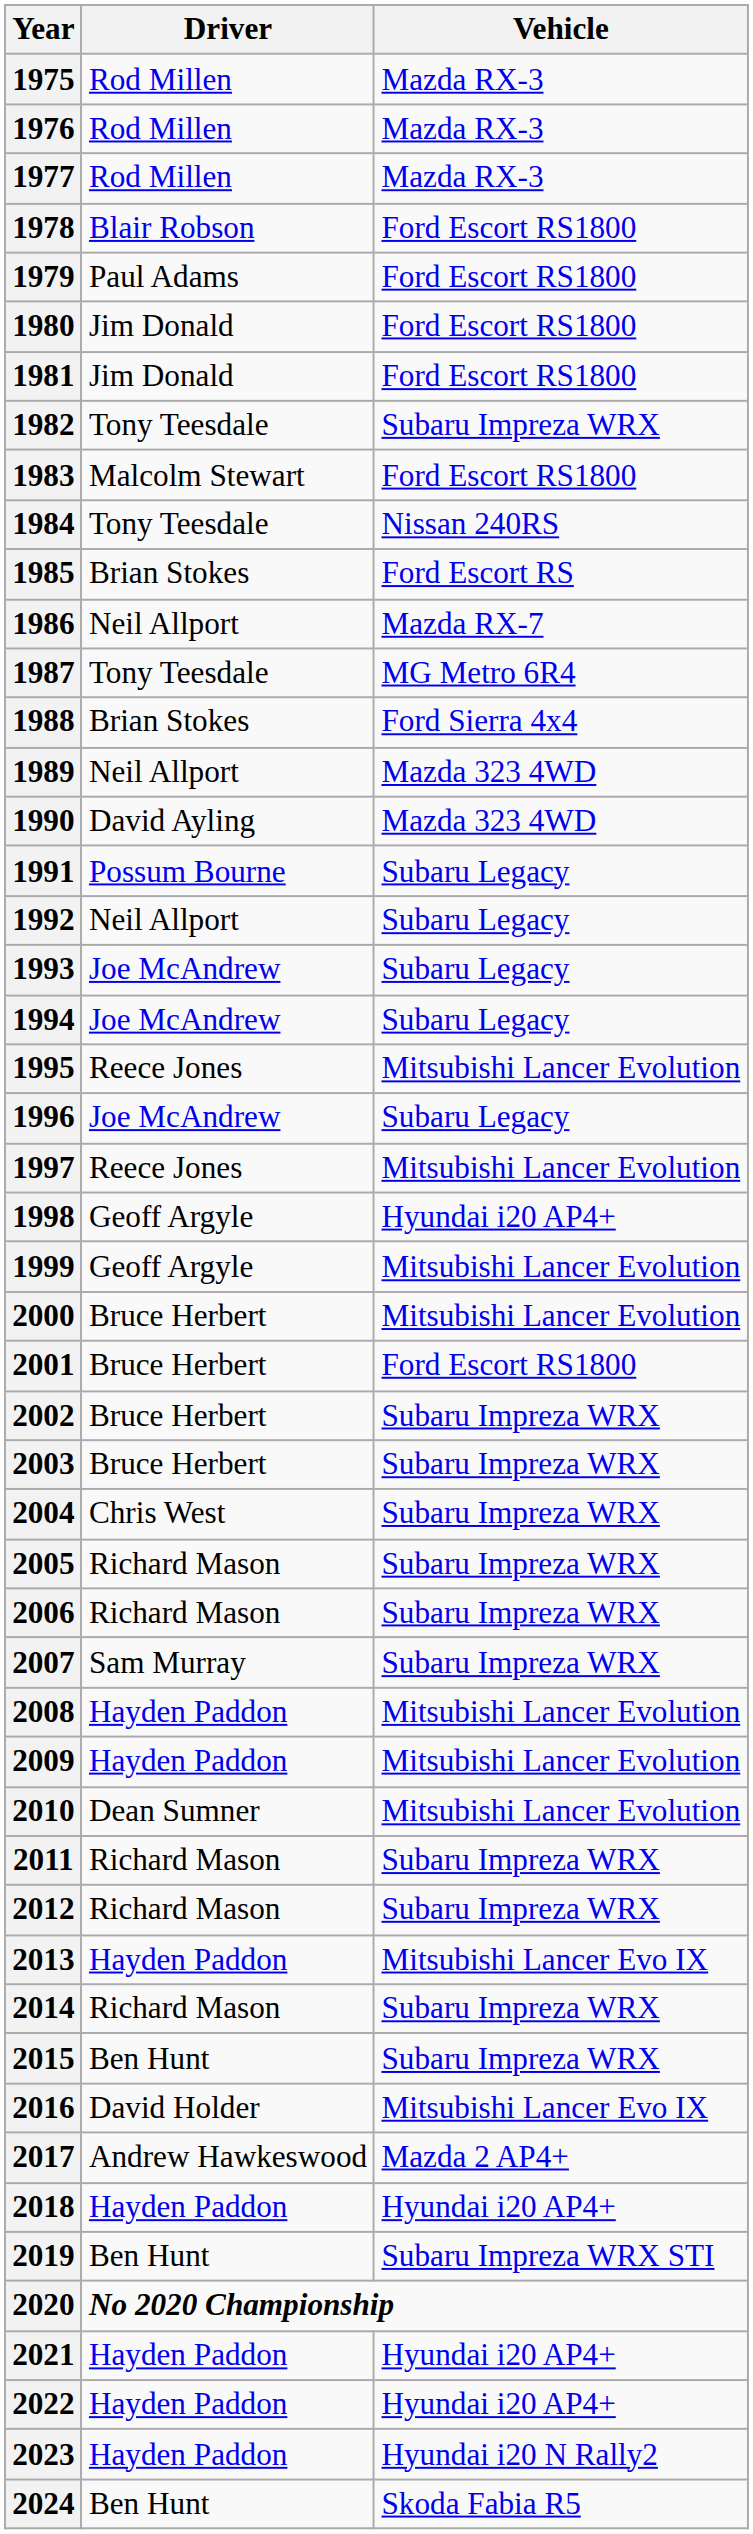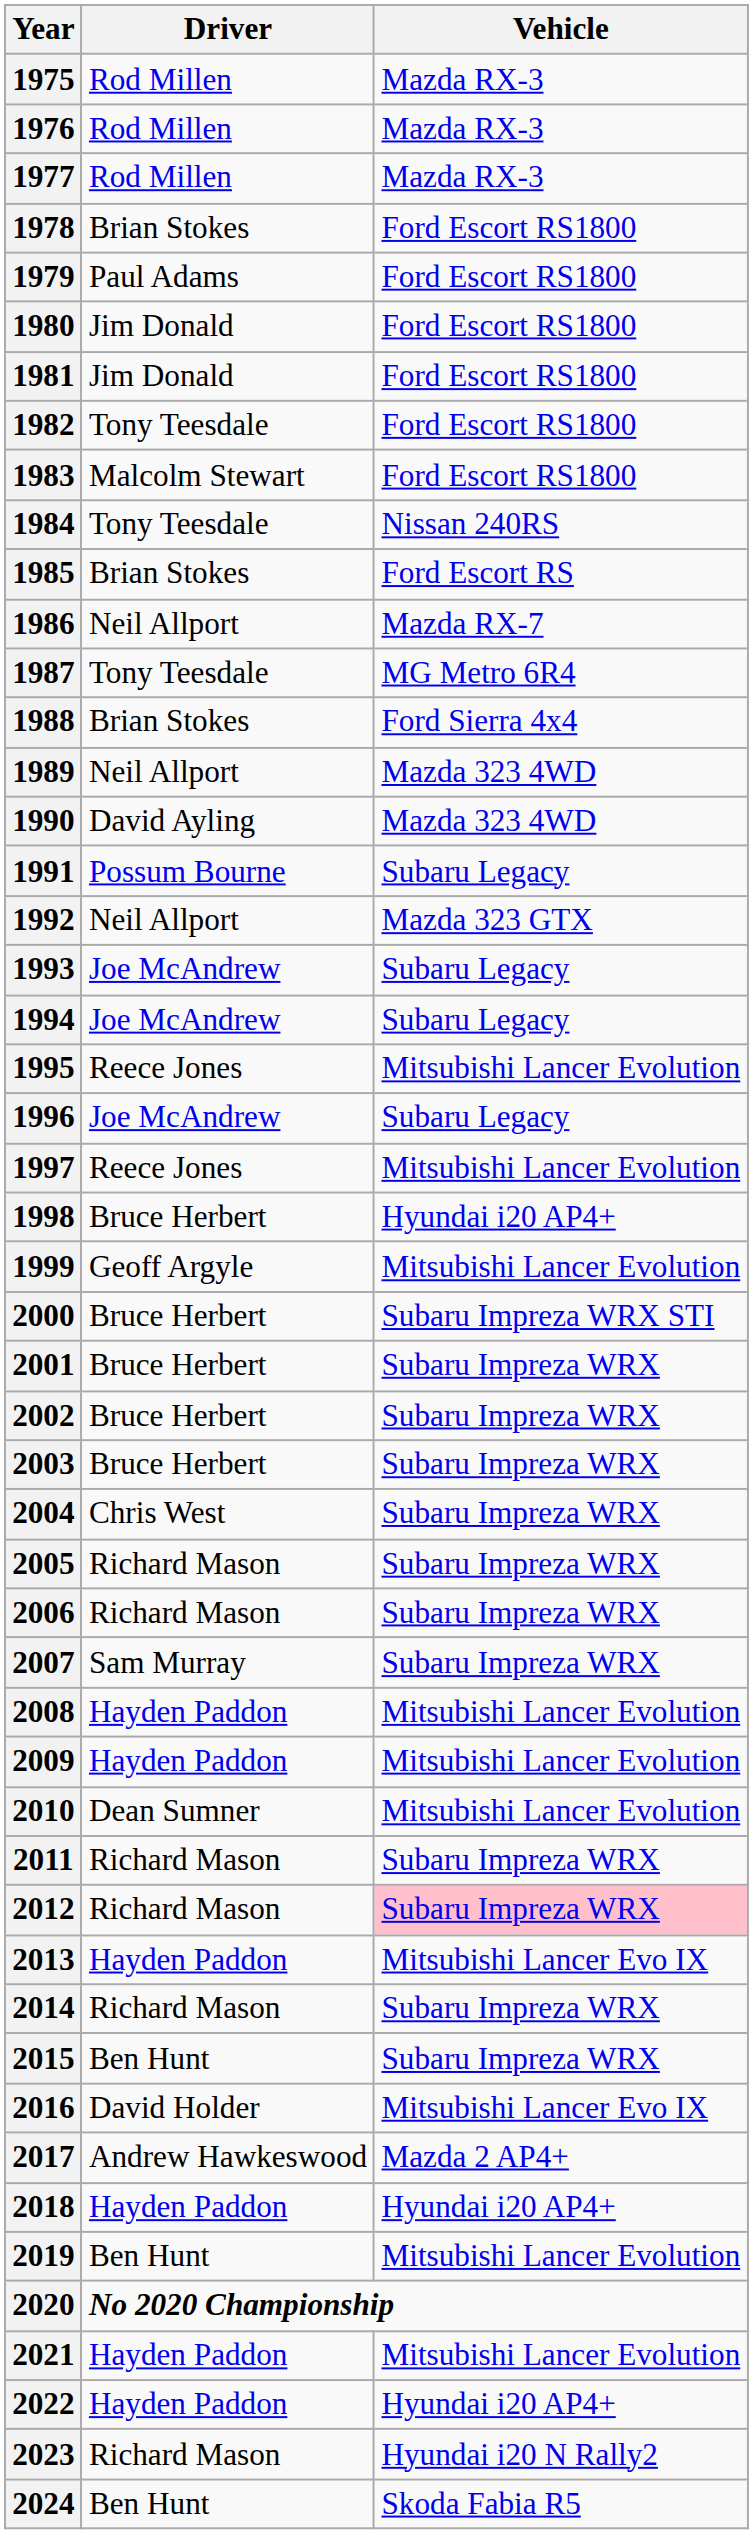(172, 227) Blair Robson -> (169, 227) Brian Stokes
(521, 425) Subaru Impreza WRX -> (509, 425) Ford Escort RS1800
(475, 919) Subaru Legacy -> (487, 919) Mazda 323 GTX
(171, 1216) Geoff Argyle -> (178, 1216) Bruce Herbert
(561, 1315) Mitsubishi Lancer Evolution -> (548, 1315) Subaru Impreza WRX STI
(509, 1365) Ford Escort RS1800 -> (521, 1365) Subaru Impreza WRX
(521, 1909) no background -> (521, 1909) pink background
(548, 2255) Subaru Impreza WRX STI -> (561, 2255) Mitsubishi Lancer Evolution
(499, 2354) Hyundai i20 AP4+ -> (561, 2354) Mitsubishi Lancer Evolution
(188, 2453) Hayden Paddon -> (185, 2453) Richard Mason
